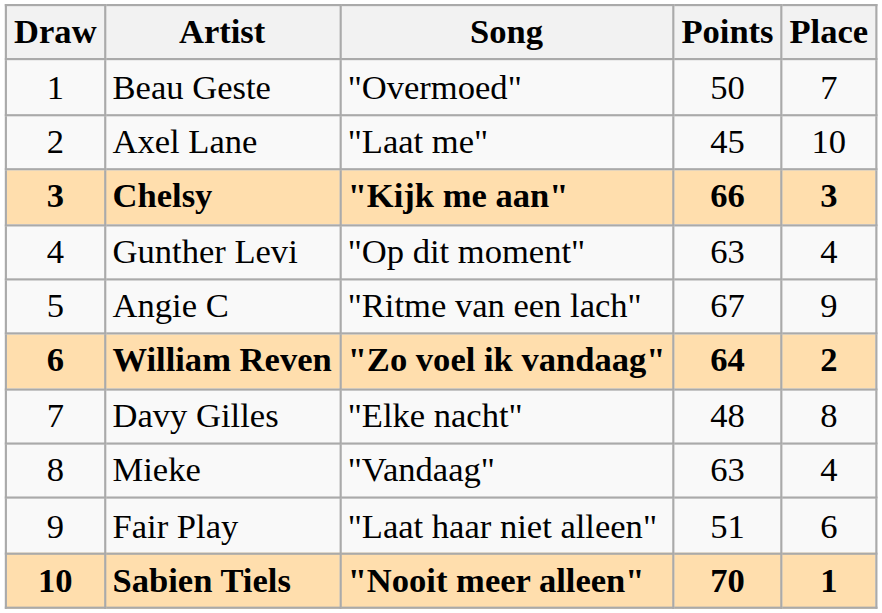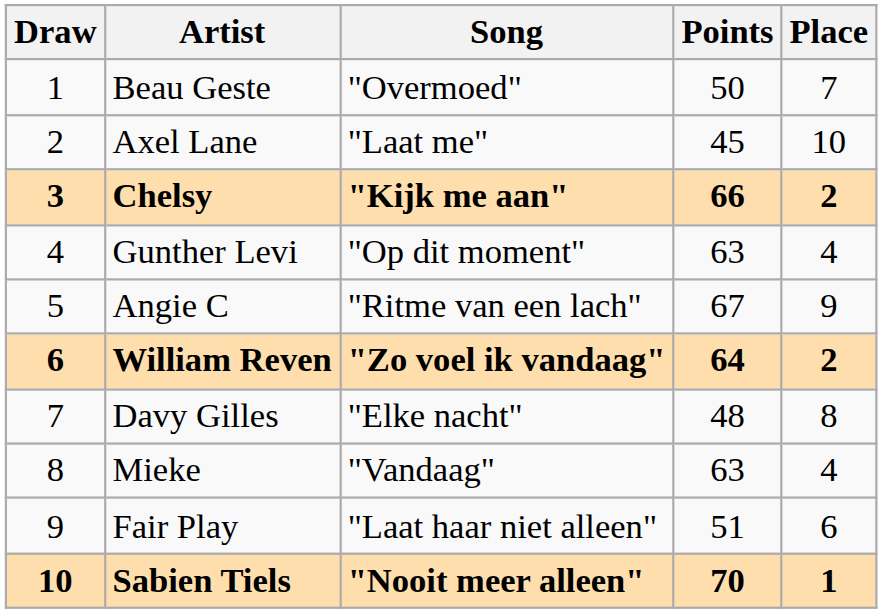(829, 196) 3 -> (829, 196) 2
